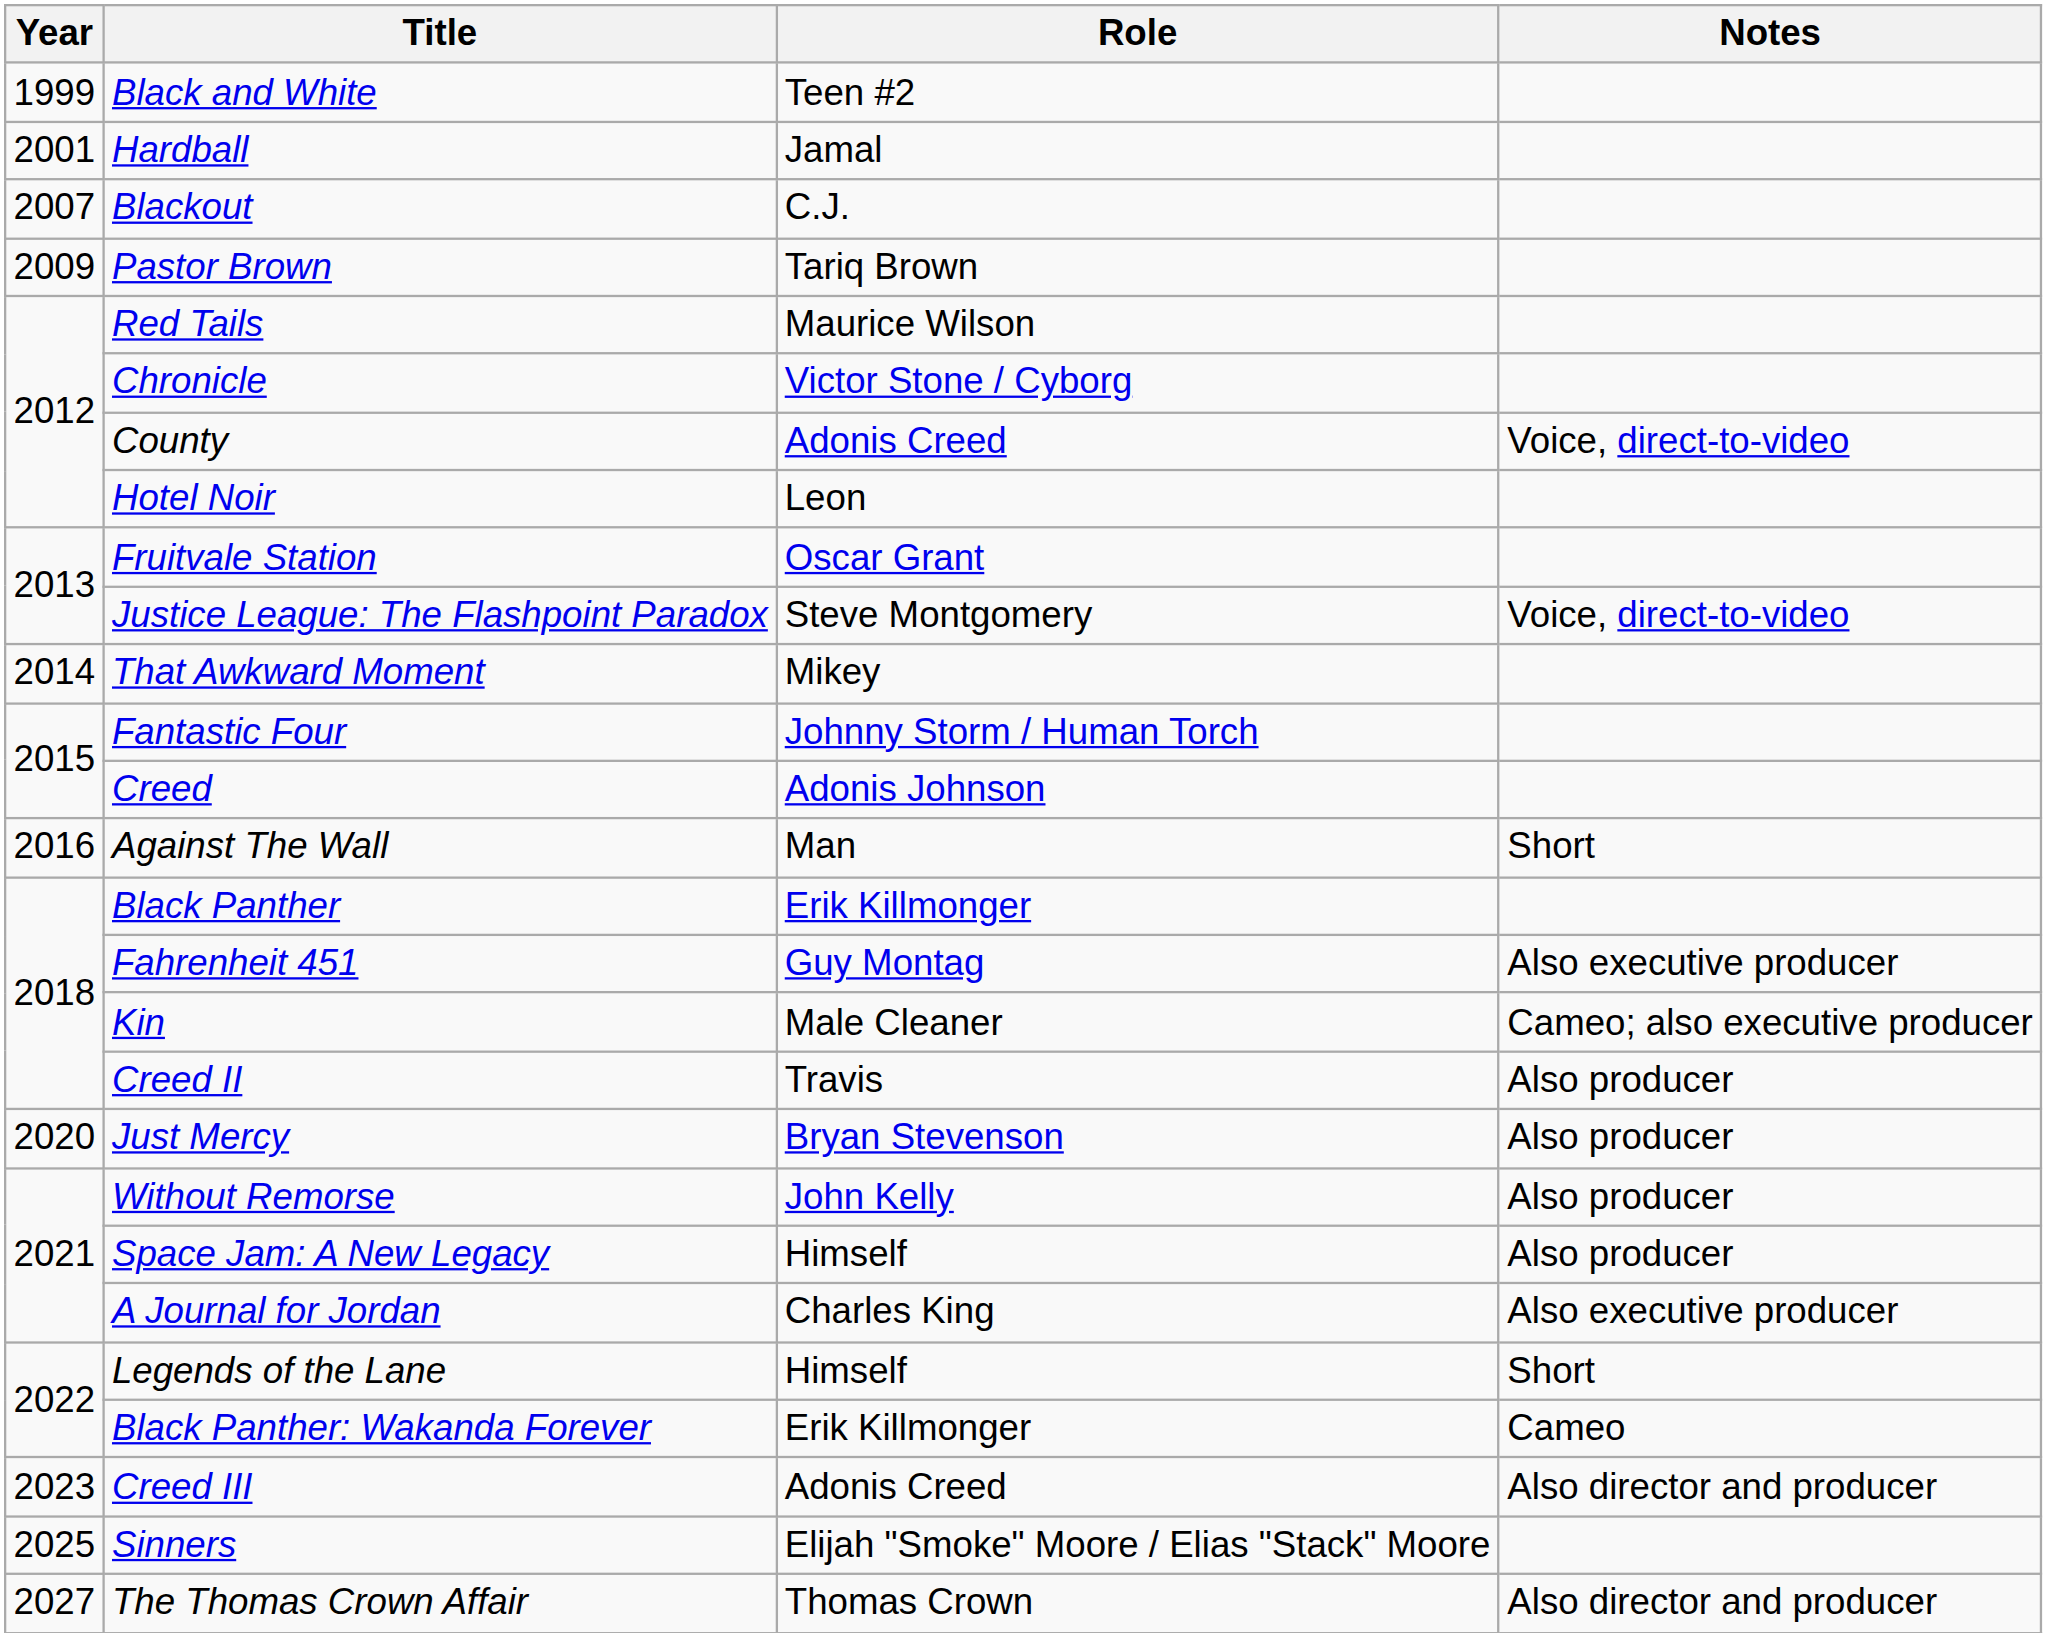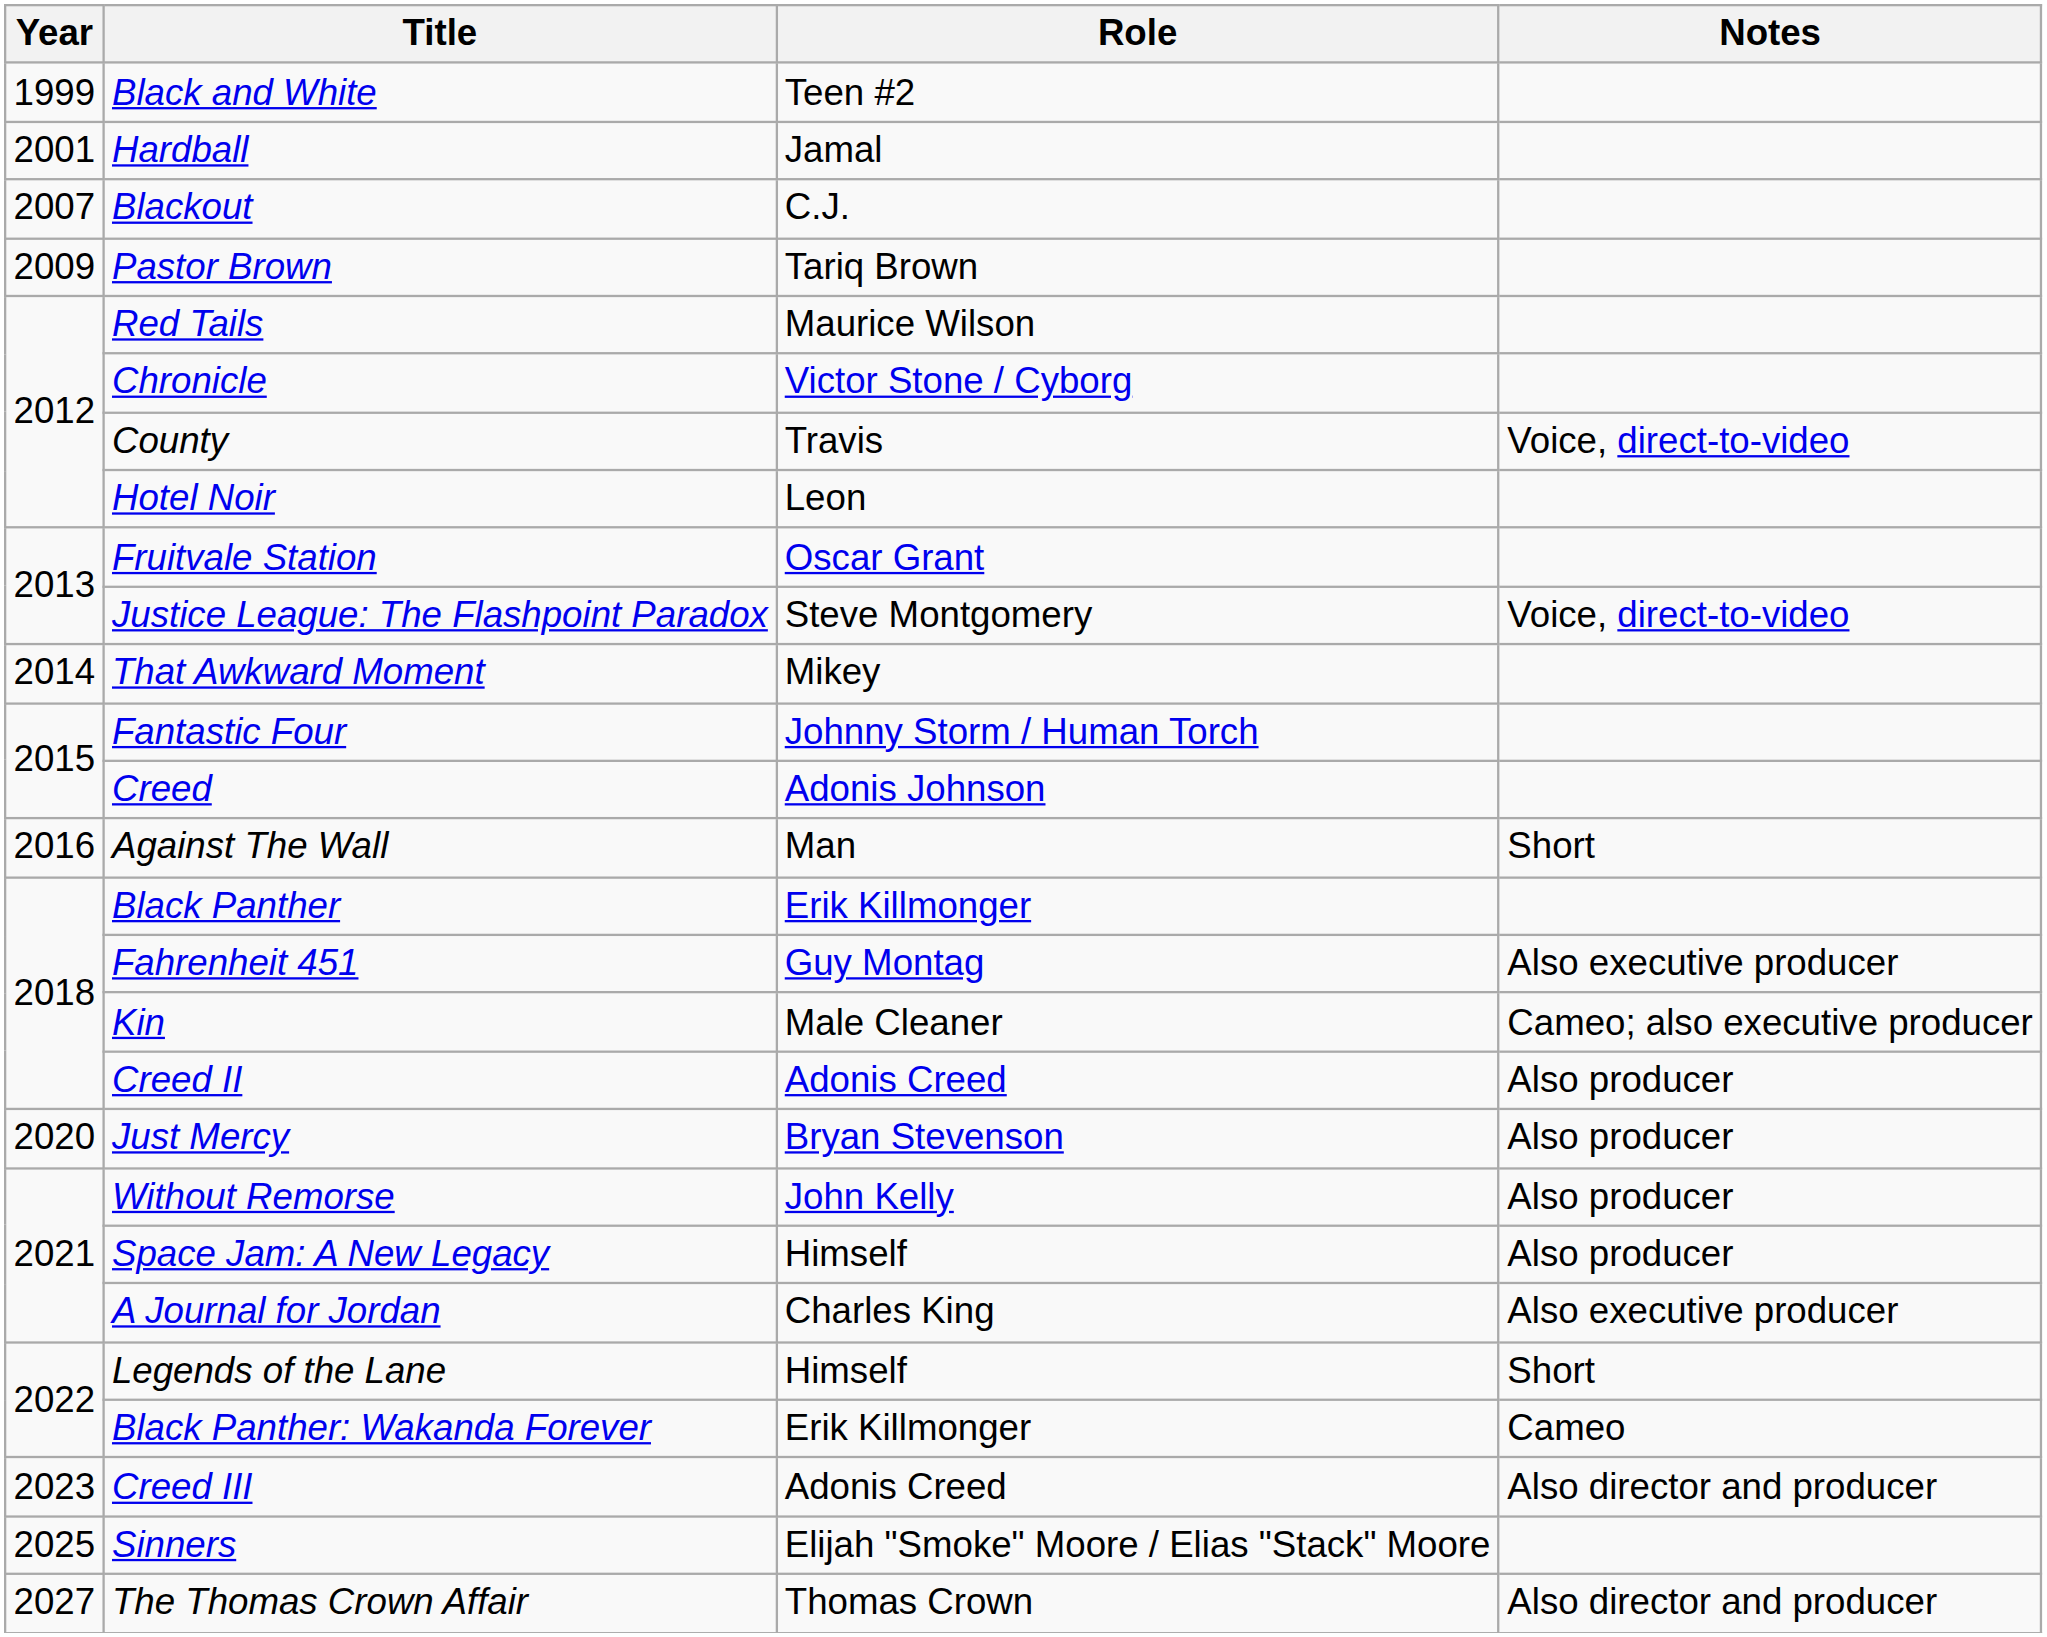(896, 440) Adonis Creed -> (834, 440) Travis
(834, 1079) Travis -> (896, 1079) Adonis Creed
